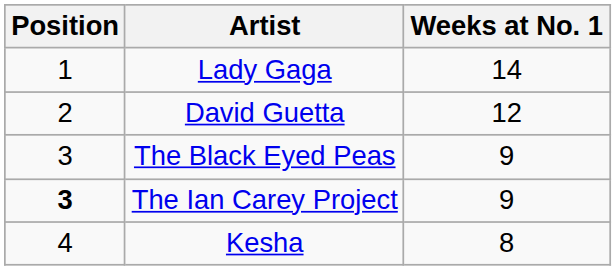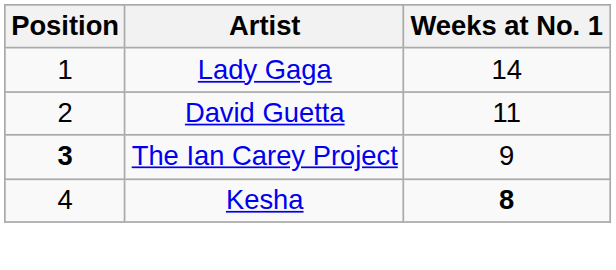(507, 112) 12 -> (507, 112) 11
- row: (265, 156)
(507, 243) normal -> (507, 199) bold
